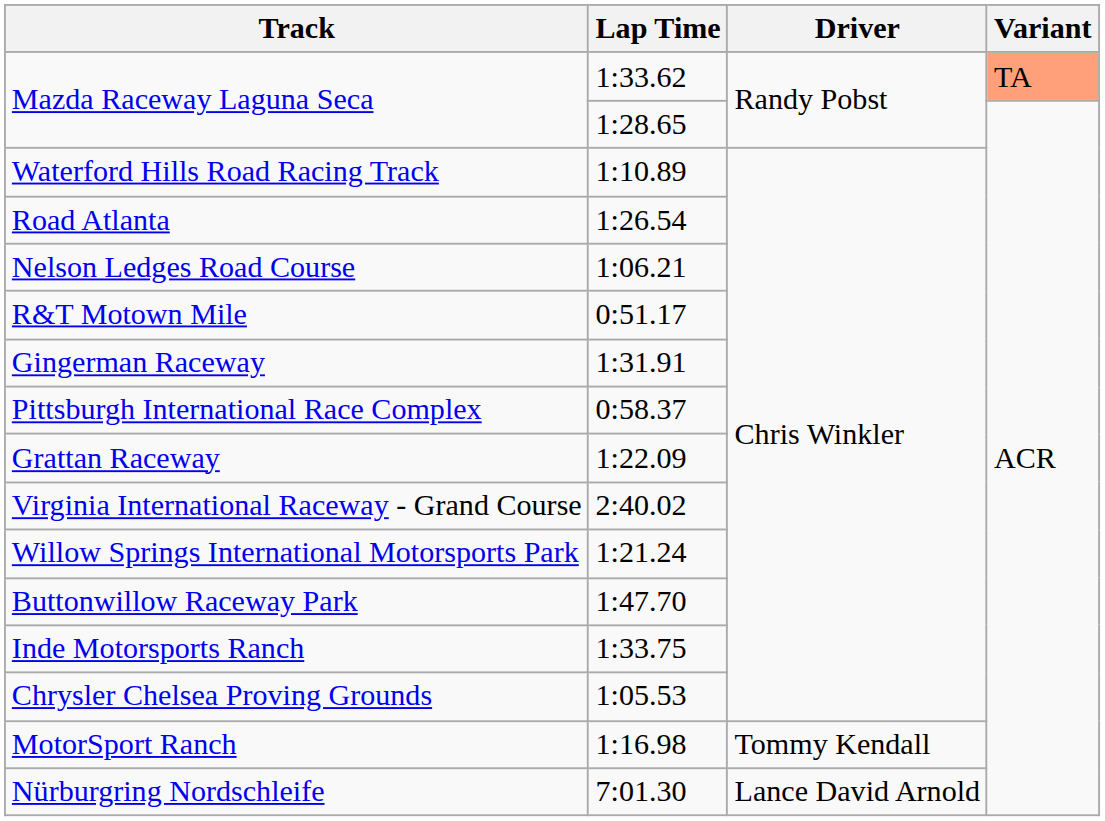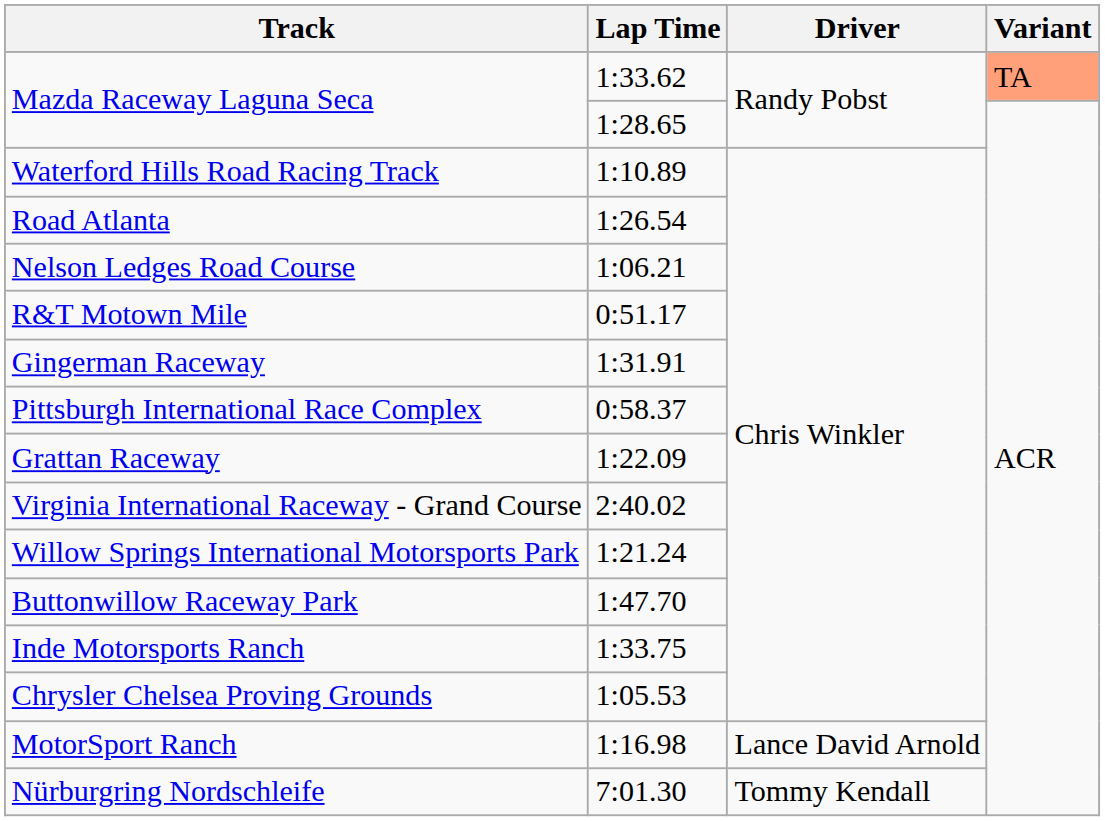(832, 743) Tommy Kendall -> (857, 743) Lance David Arnold
(857, 791) Lance David Arnold -> (832, 791) Tommy Kendall
